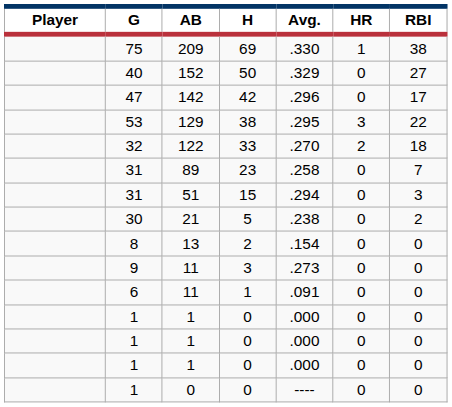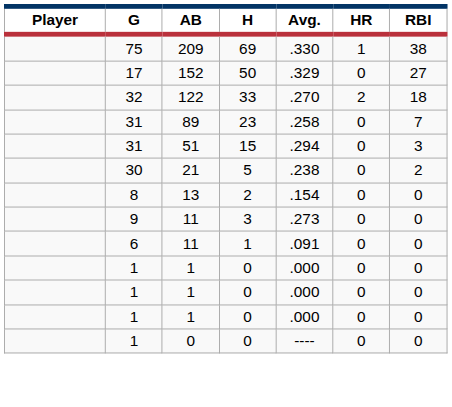(134, 73) 40 -> (134, 73) 17
- row: (191, 97)
- row: (191, 121)
